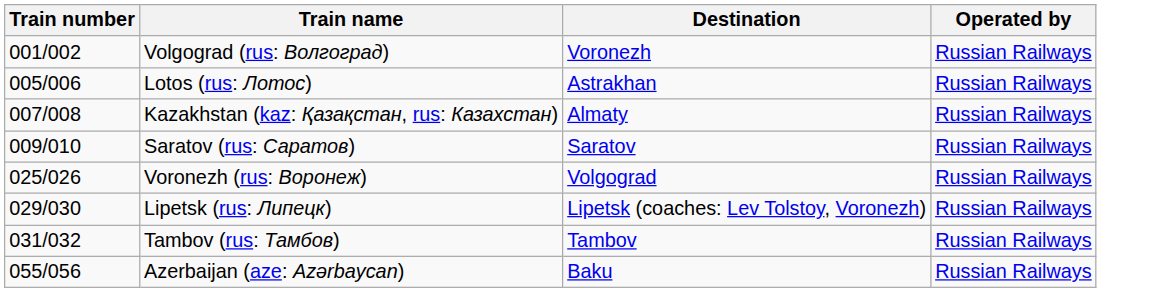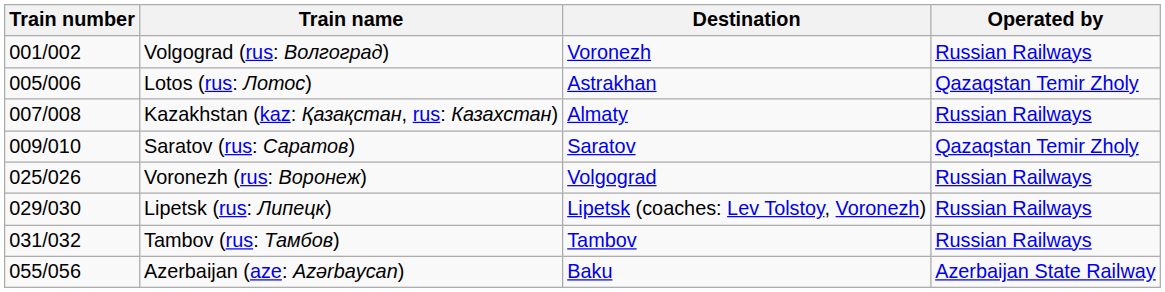(1013, 83) Russian Railways -> (1037, 83) Qazaqstan Temir Zholy
(1013, 146) Russian Railways -> (1037, 146) Qazaqstan Temir Zholy
(1013, 271) Russian Railways -> (1045, 271) Azerbaijan State Railway
